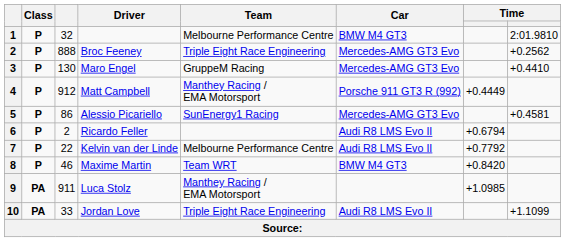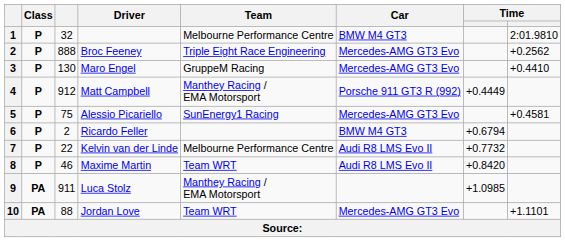(67, 114) 86 -> (67, 114) 75
(385, 131) Audi R8 LMS Evo II -> (373, 131) BMW M4 GT3
(485, 148) +0.7792 -> (485, 148) +0.7732
(373, 165) BMW M4 GT3 -> (385, 165) Audi R8 LMS Evo II
(67, 211) 33 -> (67, 211) 88
(254, 211) Triple Eight Race Engineering -> (210, 211) Team WRT
(385, 211) Audi R8 LMS Evo II -> (399, 211) Mercedes-AMG GT3 Evo
(530, 211) +1.1099 -> (529, 211) +1.1101
